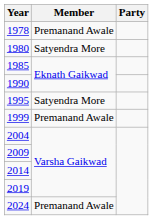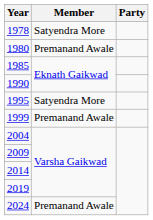(74, 30) Premanand Awale -> (69, 30) Satyendra More
(69, 48) Satyendra More -> (74, 48) Premanand Awale
